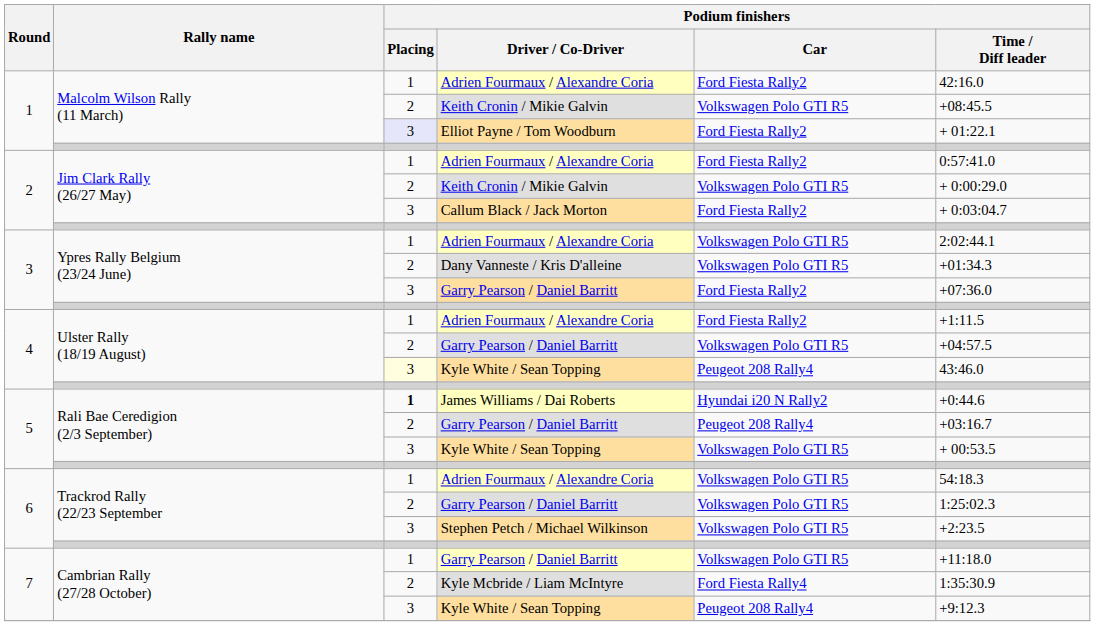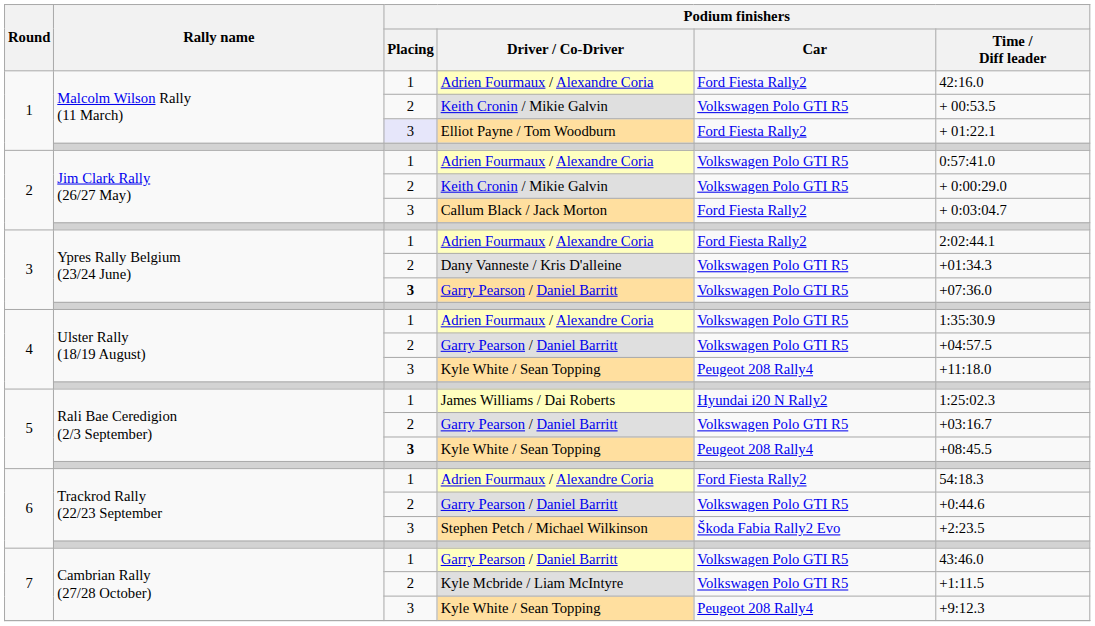(966, 107) +08:45.5 -> (967, 107) + 00:53.5
(752, 162) Ford Fiesta Rally2 -> (773, 162) Volkswagen Polo GTI R5
(773, 241) Volkswagen Polo GTI R5 -> (752, 241) Ford Fiesta Rally2
(411, 290) normal -> (411, 290) bold
(752, 290) Ford Fiesta Rally2 -> (773, 290) Volkswagen Polo GTI R5
(752, 321) Ford Fiesta Rally2 -> (773, 321) Volkswagen Polo GTI R5
(962, 321) +1:11.5 -> (967, 321) 1:35:30.9
(411, 369) lightyellow background -> (411, 369) no background
(961, 369) 43:46.0 -> (965, 369) +11:18.0
(411, 401) bold -> (411, 401) normal
(962, 401) +0:44.6 -> (967, 401) 1:25:02.3
(755, 425) Peugeot 208 Rally4 -> (773, 425) Volkswagen Polo GTI R5
(411, 449) normal -> (411, 449) bold
(773, 449) Volkswagen Polo GTI R5 -> (755, 449) Peugeot 208 Rally4
(967, 449) + 00:53.5 -> (966, 449) +08:45.5
(773, 480) Volkswagen Polo GTI R5 -> (752, 480) Ford Fiesta Rally2
(967, 504) 1:25:02.3 -> (962, 504) +0:44.6
(773, 529) Volkswagen Polo GTI R5 -> (769, 529) Škoda Fabia Rally2 Evo
(965, 560) +11:18.0 -> (961, 560) 43:46.0
(752, 584) Ford Fiesta Rally4 -> (773, 584) Volkswagen Polo GTI R5
(967, 584) 1:35:30.9 -> (962, 584) +1:11.5
